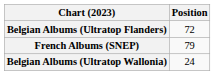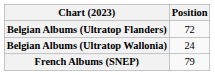rows swapped: (87, 62) <-> (87, 45)
